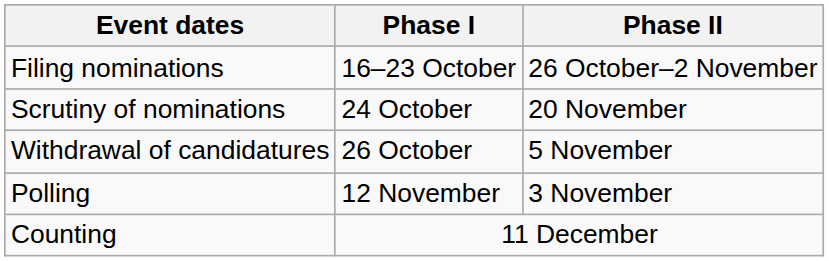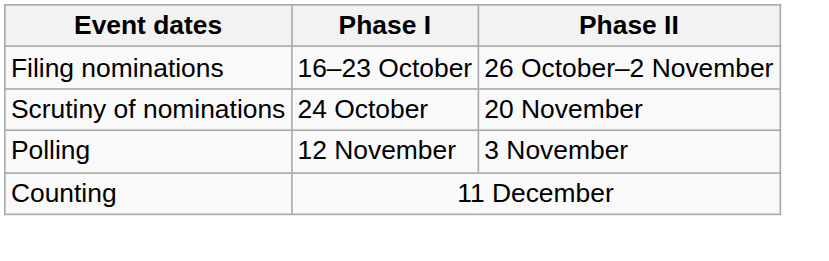- row: (170, 151)
